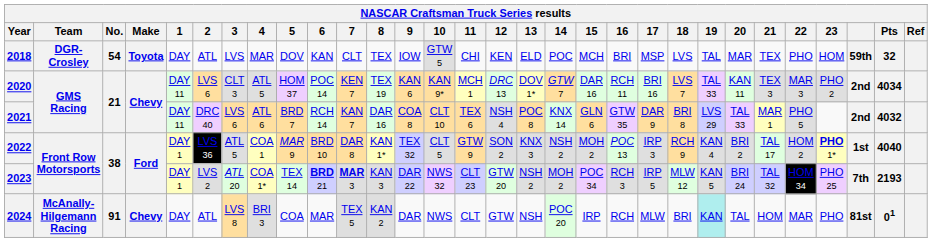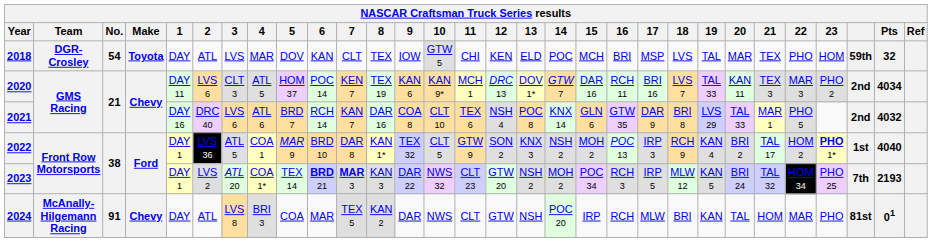(180, 117) DAY 11 -> (180, 117) DAY 16
(711, 216) paleturquoise background -> (711, 216) no background
